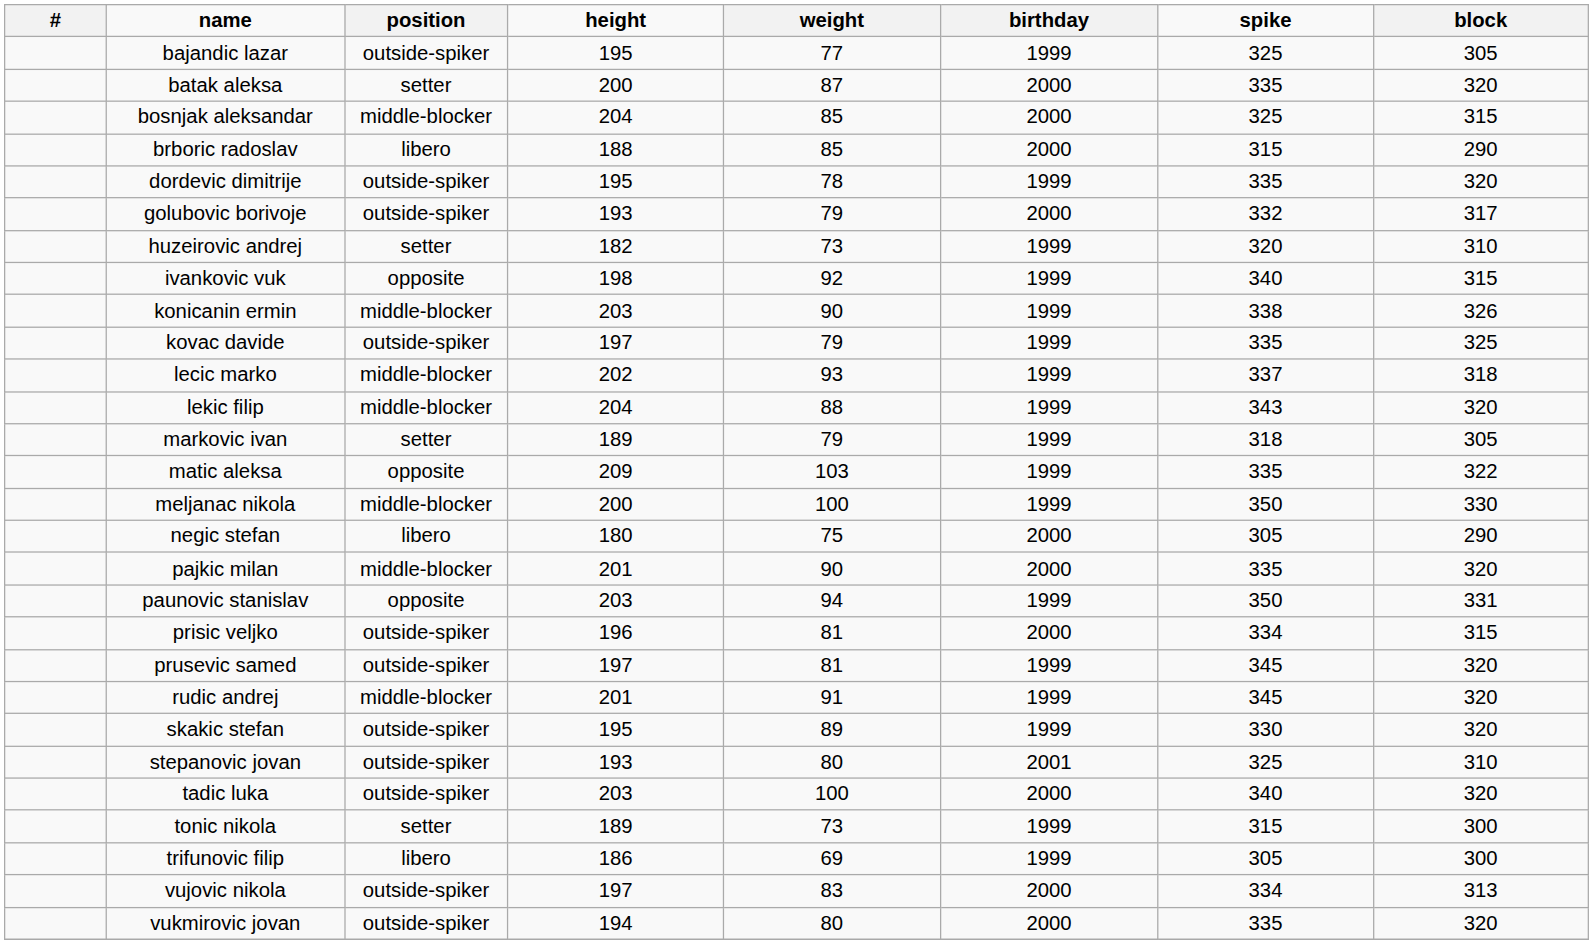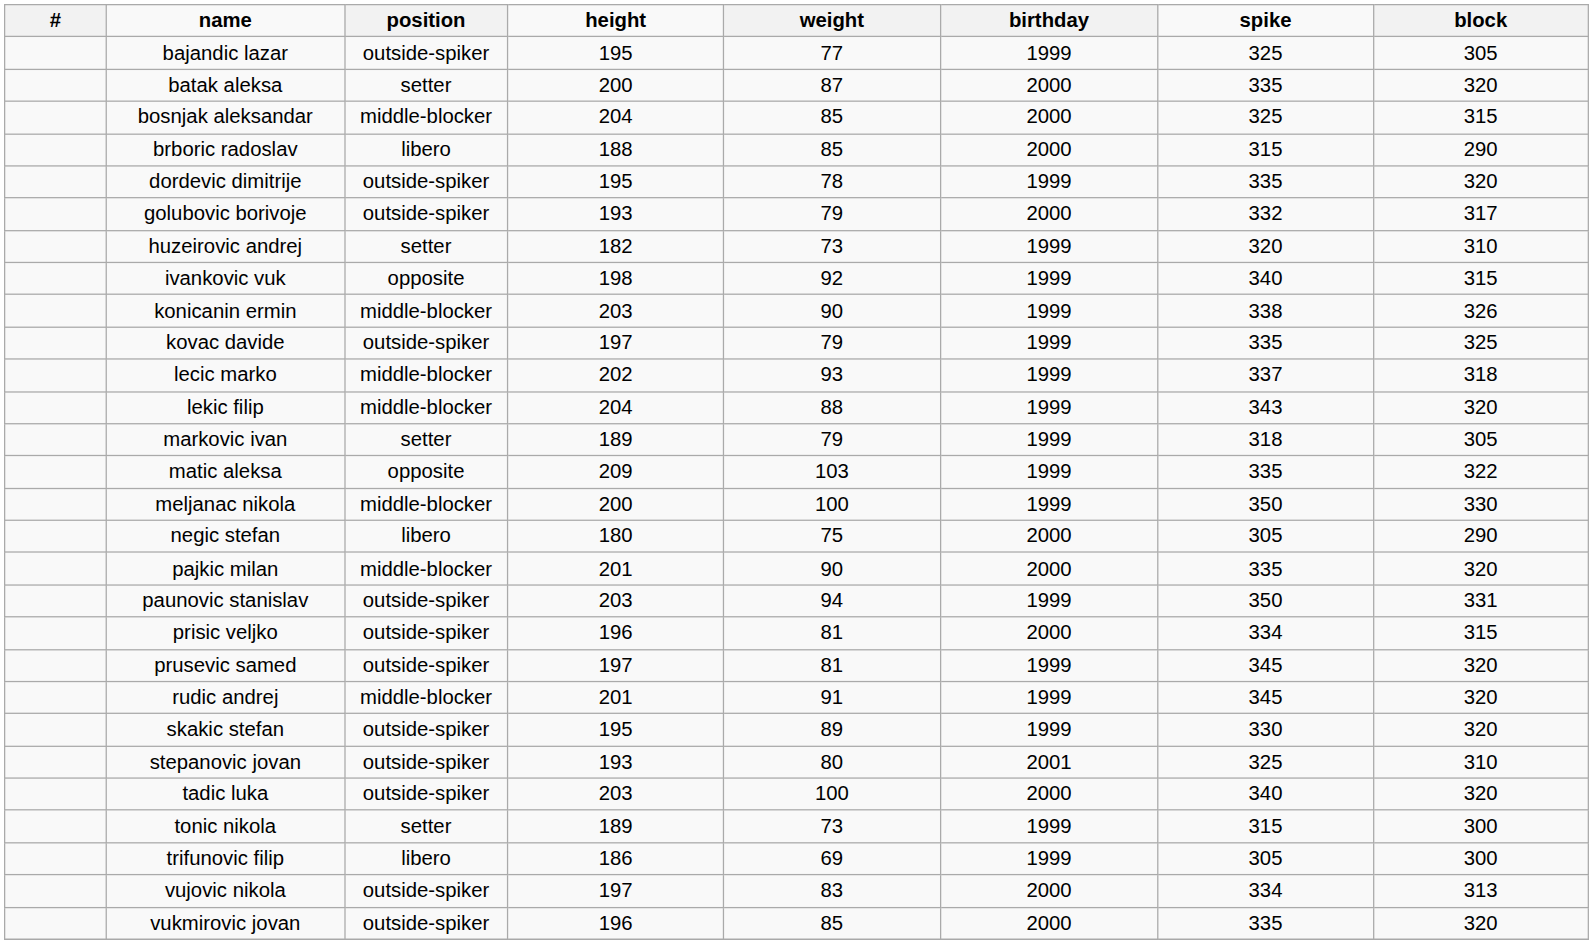(426, 600) opposite -> (426, 600) outside-spiker
(616, 922) 194 -> (616, 922) 196
(832, 922) 80 -> (832, 922) 85
